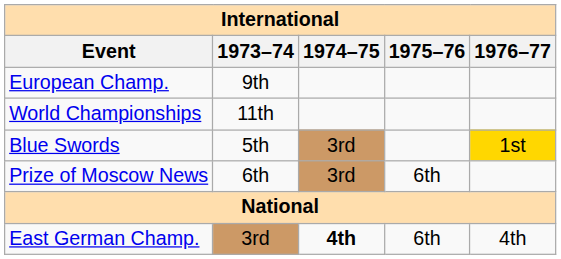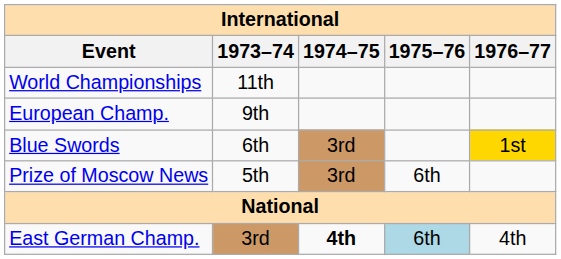rows swapped: (105, 113) <-> (89, 82)
(256, 144) 5th -> (256, 144) 6th
(256, 176) 6th -> (256, 176) 5th
(427, 238) no background -> (427, 238) lightblue background
